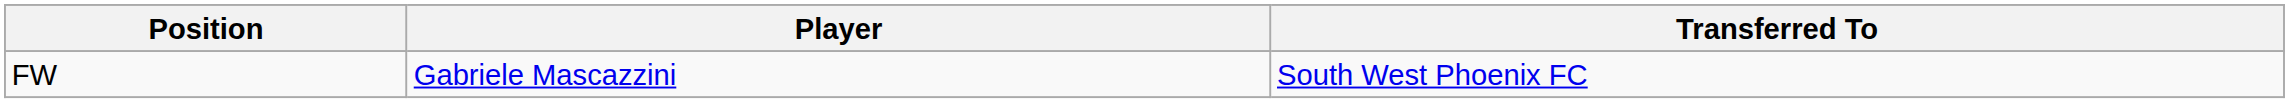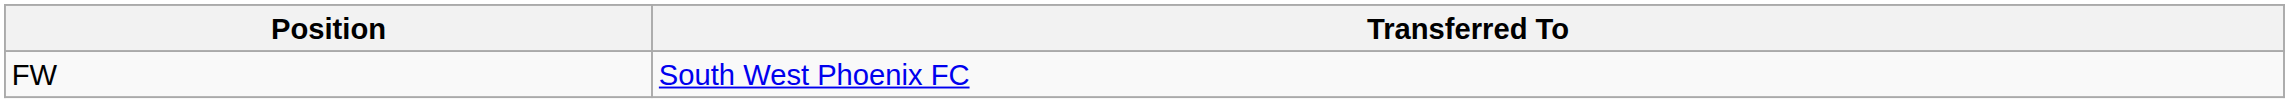- column: (839, 28)
